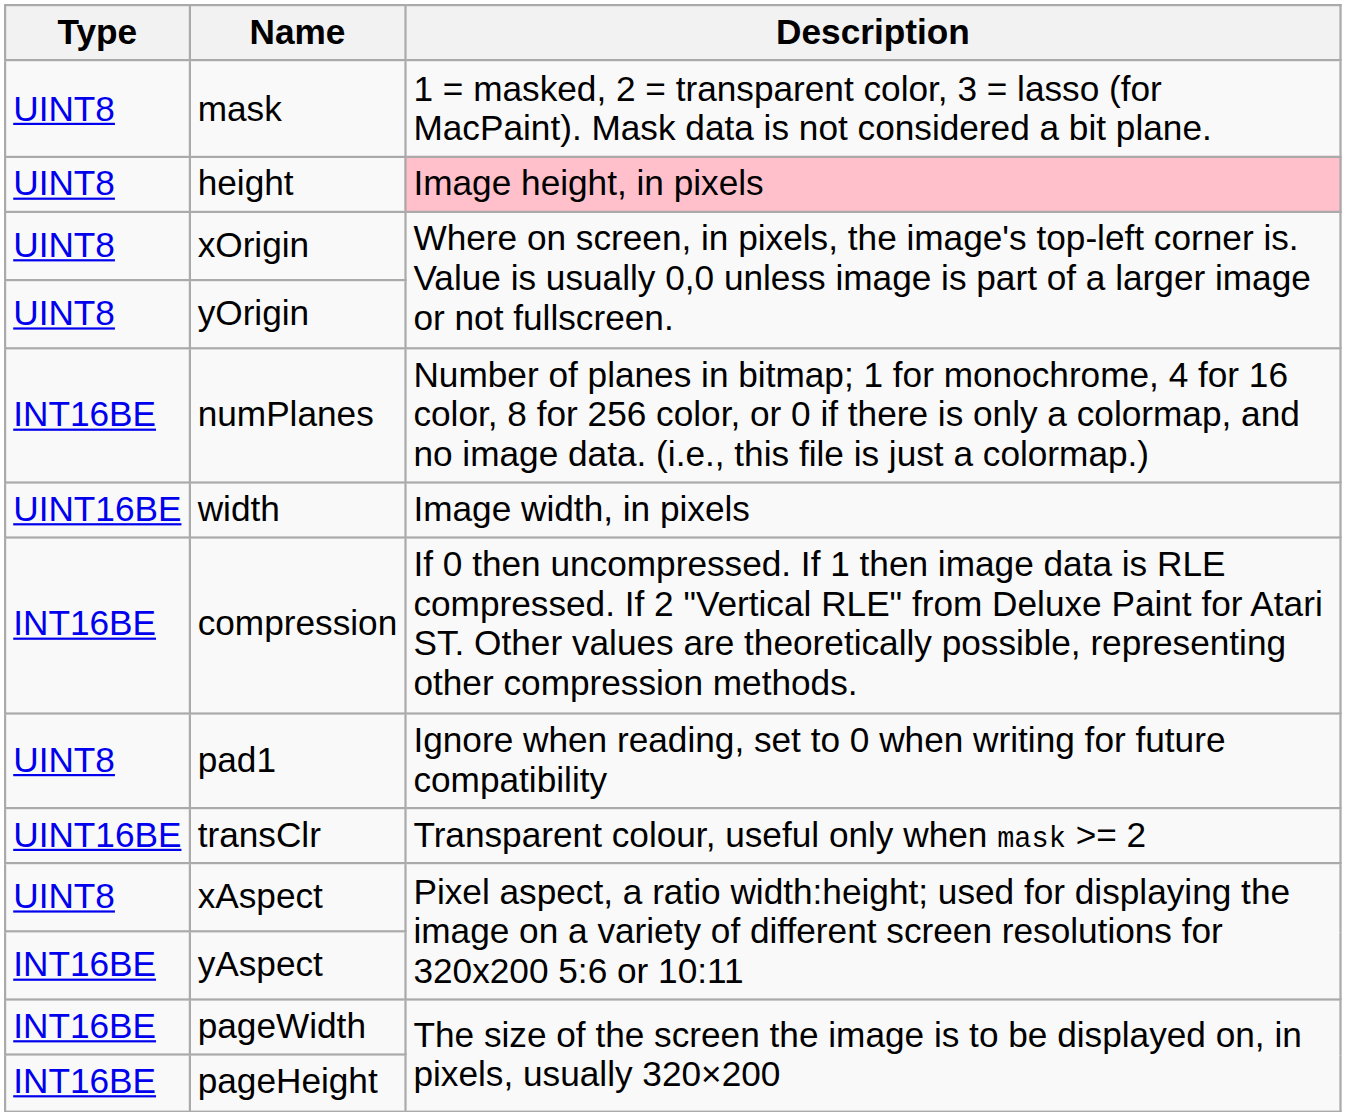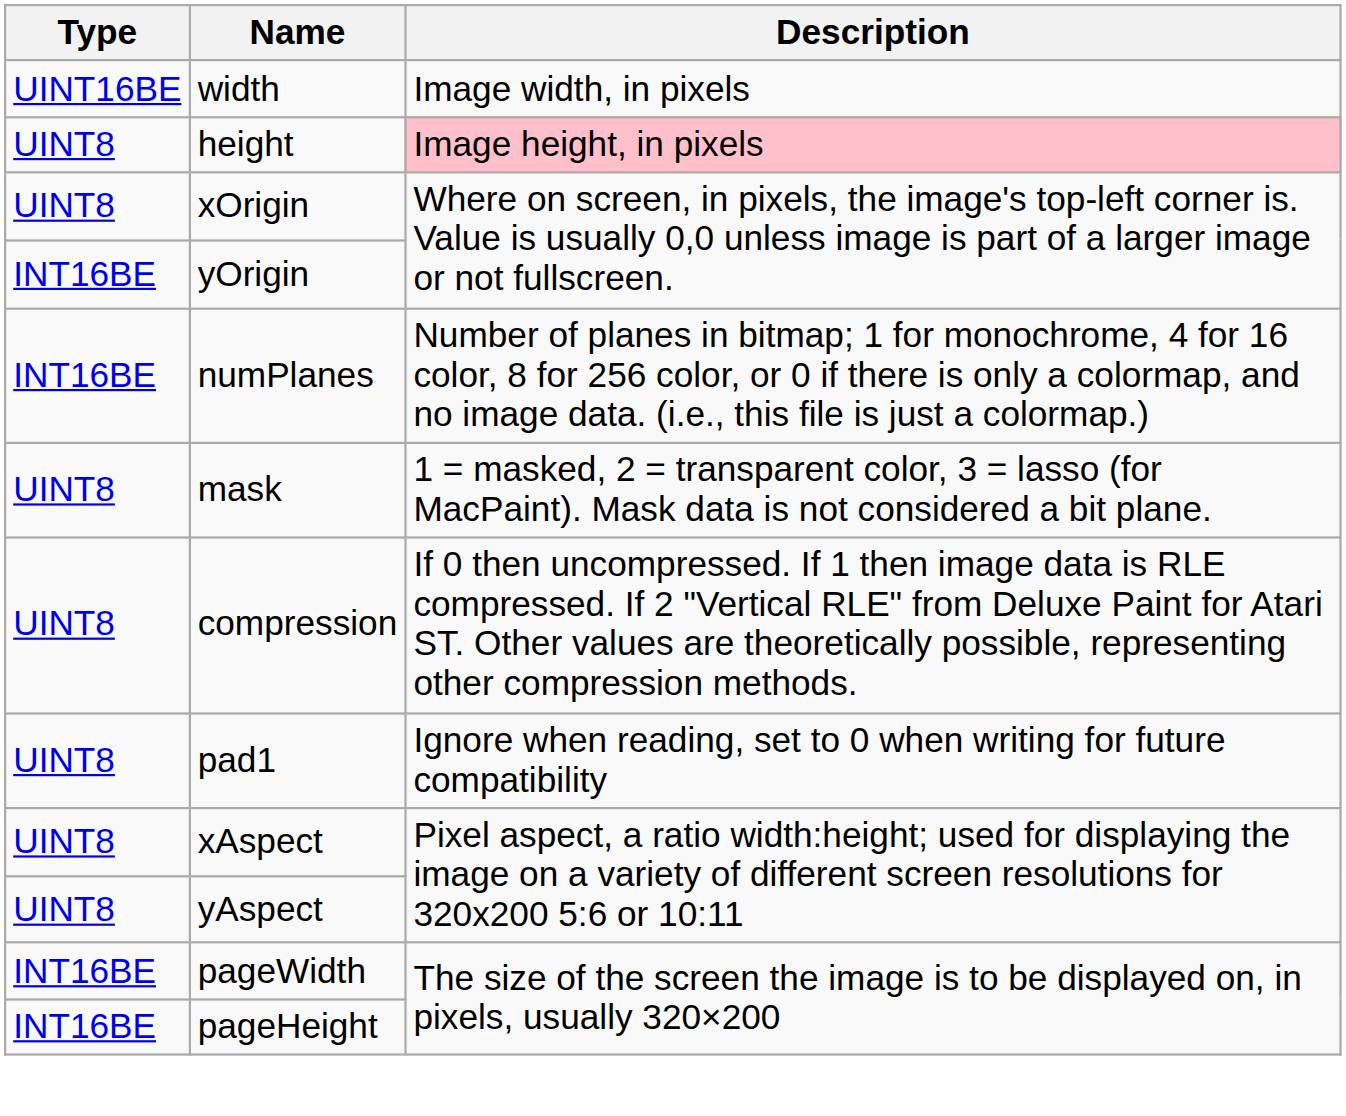rows swapped: (239, 509) <-> (240, 108)
(64, 312) UINT8 -> (85, 273) INT16BE
(85, 624) INT16BE -> (64, 624) UINT8
- row: (259, 835)
(85, 964) INT16BE -> (64, 908) UINT8
